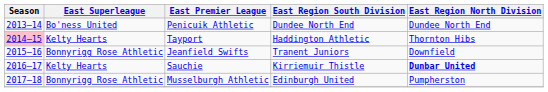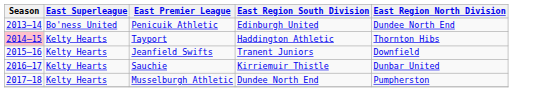(313, 25) Dundee North End -> (278, 25) Edinburgh United
(104, 53) Bonnyrigg Rose Athletic -> (77, 53) Kelty Hearts
(442, 66) bold -> (407, 66) normal
(104, 80) Bonnyrigg Rose Athletic -> (77, 80) Kelty Hearts
(313, 80) Edinburgh United -> (278, 80) Dundee North End
